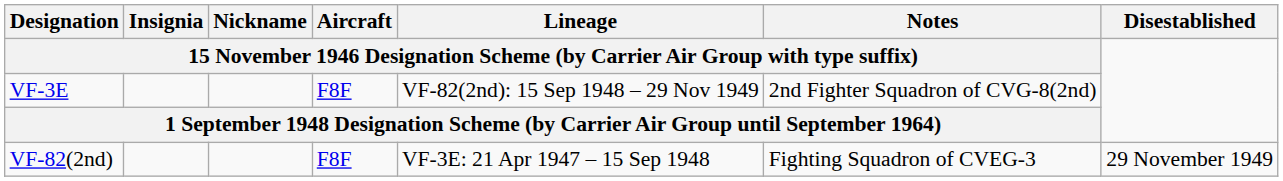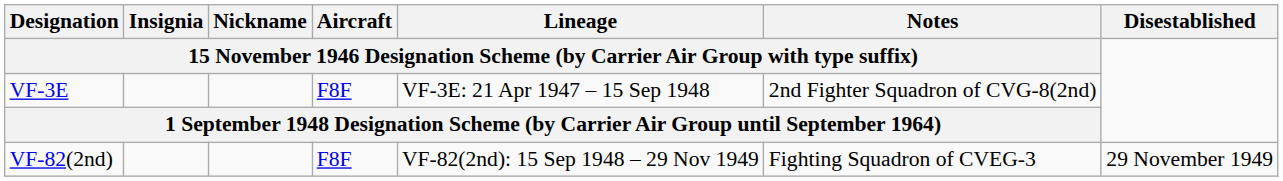(580, 90) VF-82(2nd): 15 Sep 1948 – 29 Nov 1949 -> (556, 90) VF-3E: 21 Apr 1947 – 15 Sep 1948
(556, 158) VF-3E: 21 Apr 1947 – 15 Sep 1948 -> (580, 158) VF-82(2nd): 15 Sep 1948 – 29 Nov 1949
